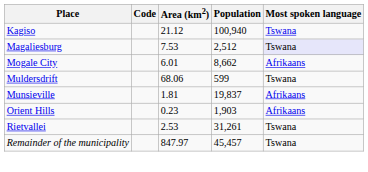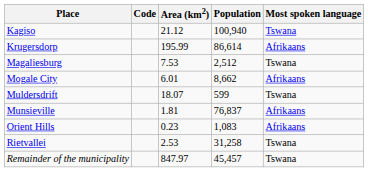+ row: (32, 47)
(281, 47) lavender background -> (281, 63) no background
(172, 79) 68.06 -> (172, 95) 18.07
(228, 95) 19,837 -> (228, 111) 76,837
(225, 111) 1,903 -> (225, 127) 1,083
(228, 127) 31,261 -> (228, 143) 31,258
